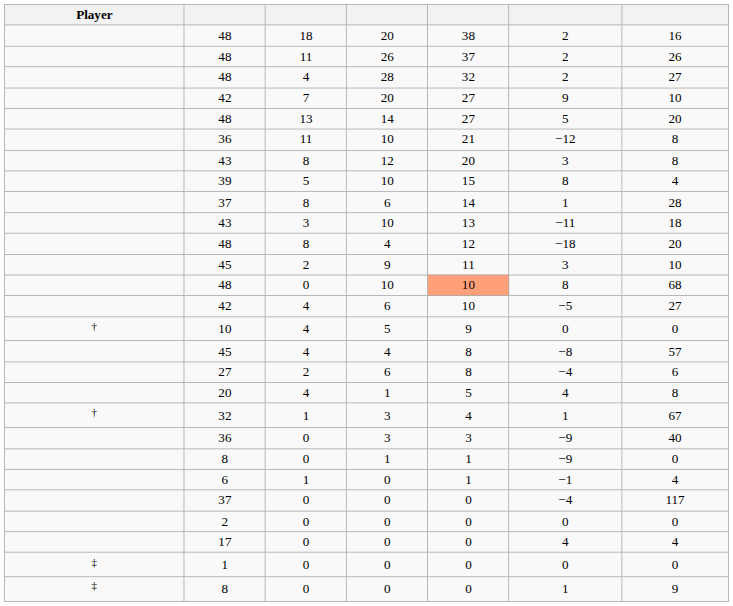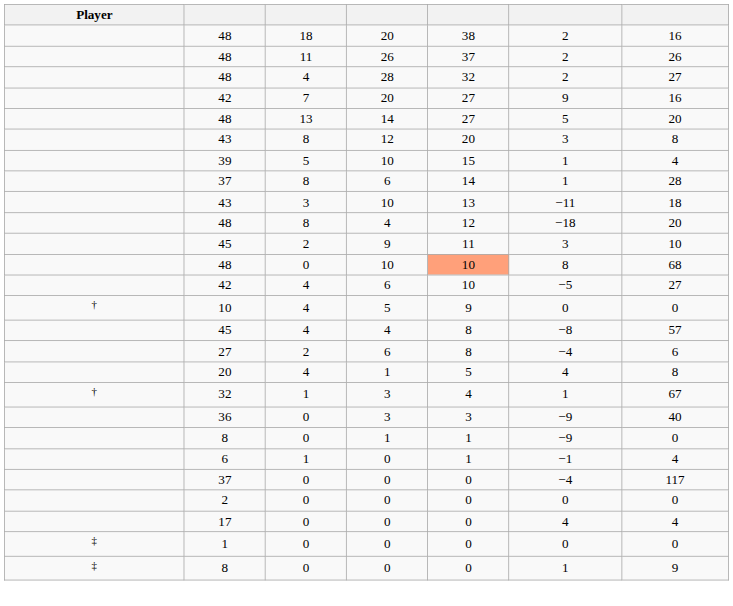(675, 98) 10 -> (675, 98) 16
- row: (225, 139)
(565, 181) 8 -> (565, 160) 1
